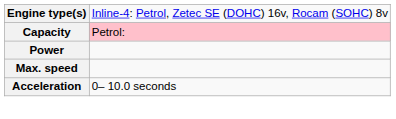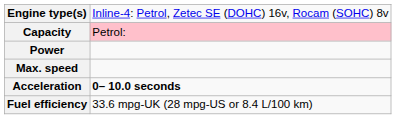(134, 86) normal -> (137, 86) bold
+ row: (47, 104)
